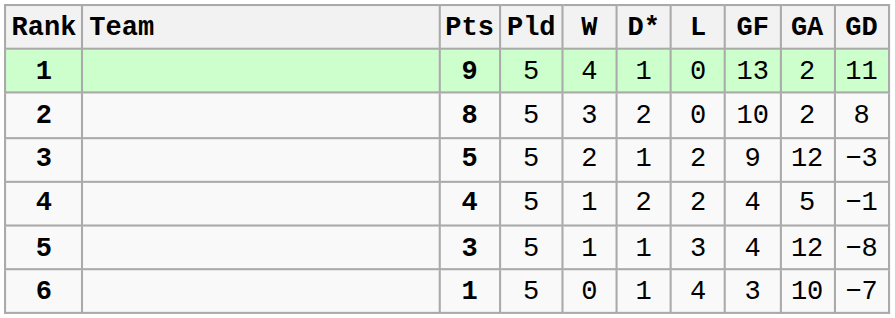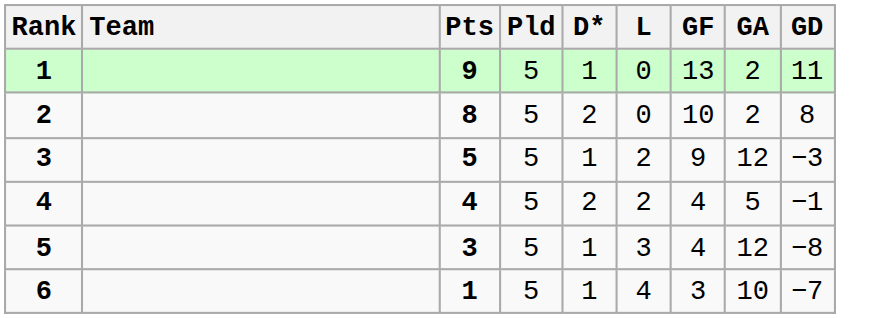- column: (589, 27)
